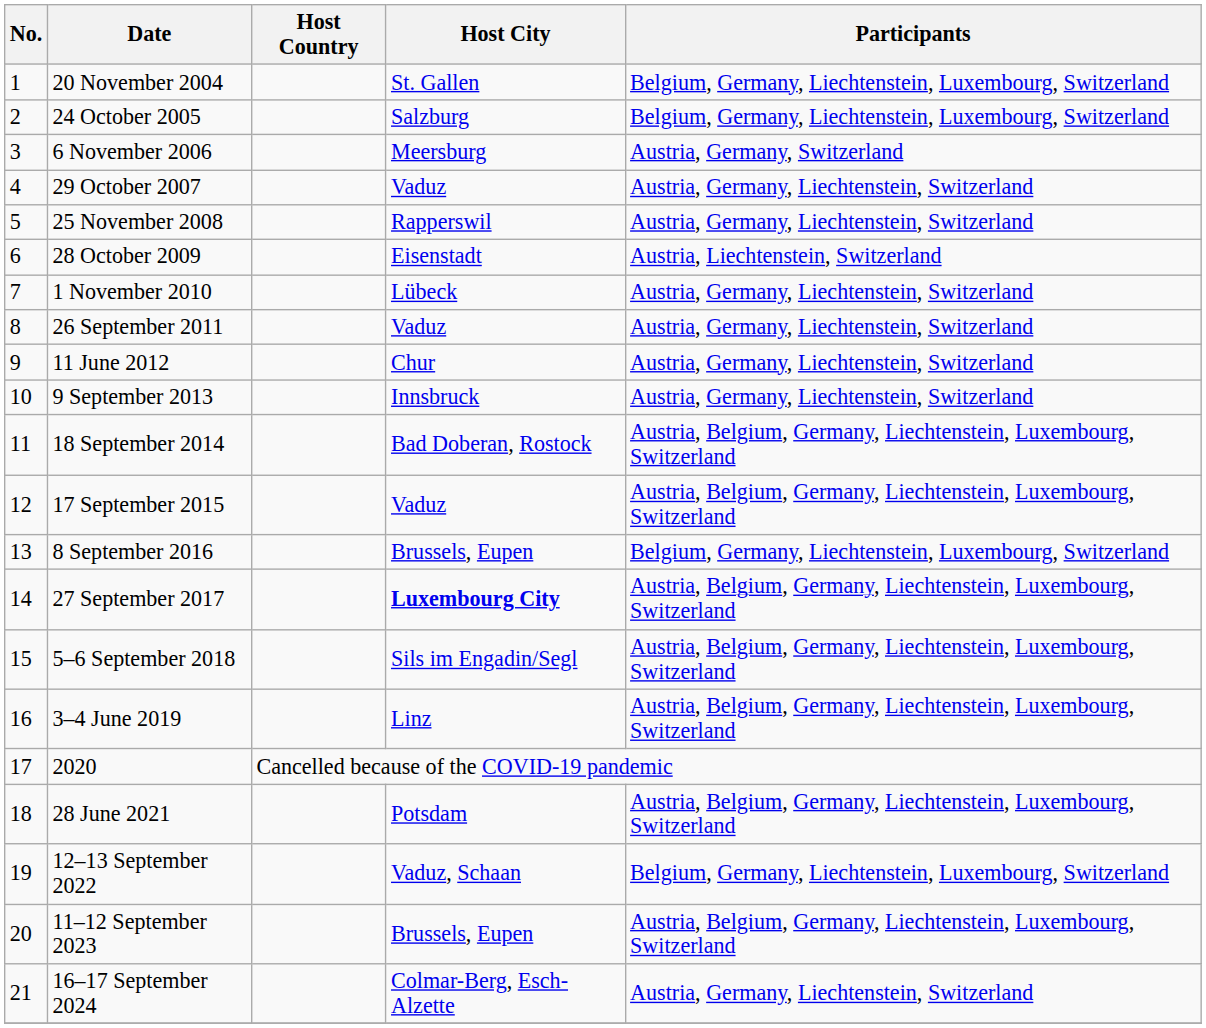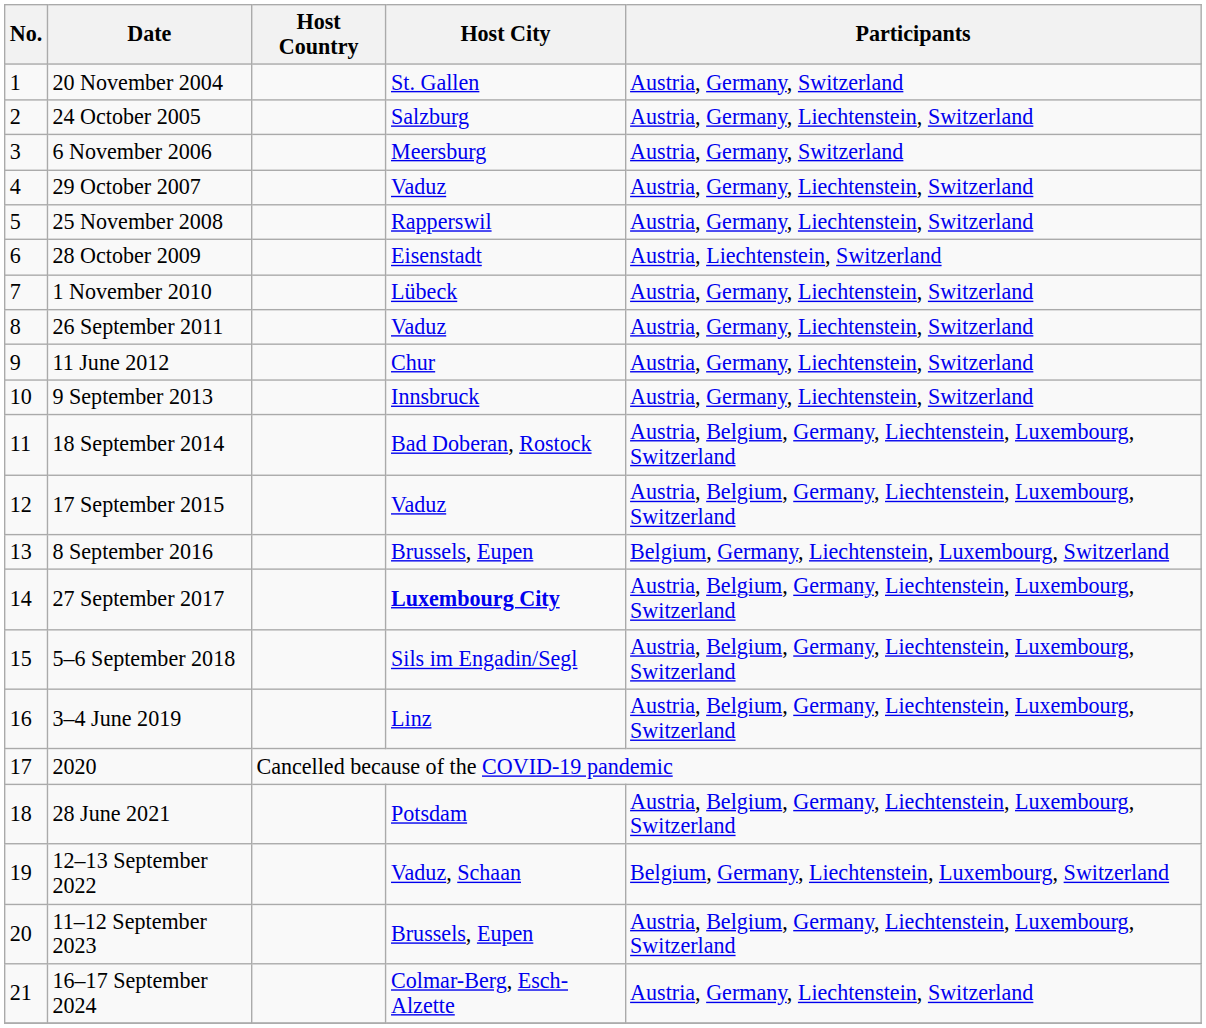(900, 81) Belgium, Germany, Liechtenstein, Luxembourg, Switzerland -> (767, 81) Austria, Germany, Switzerland
(900, 116) Belgium, Germany, Liechtenstein, Luxembourg, Switzerland -> (832, 116) Austria, Germany, Liechtenstein, Switzerland
